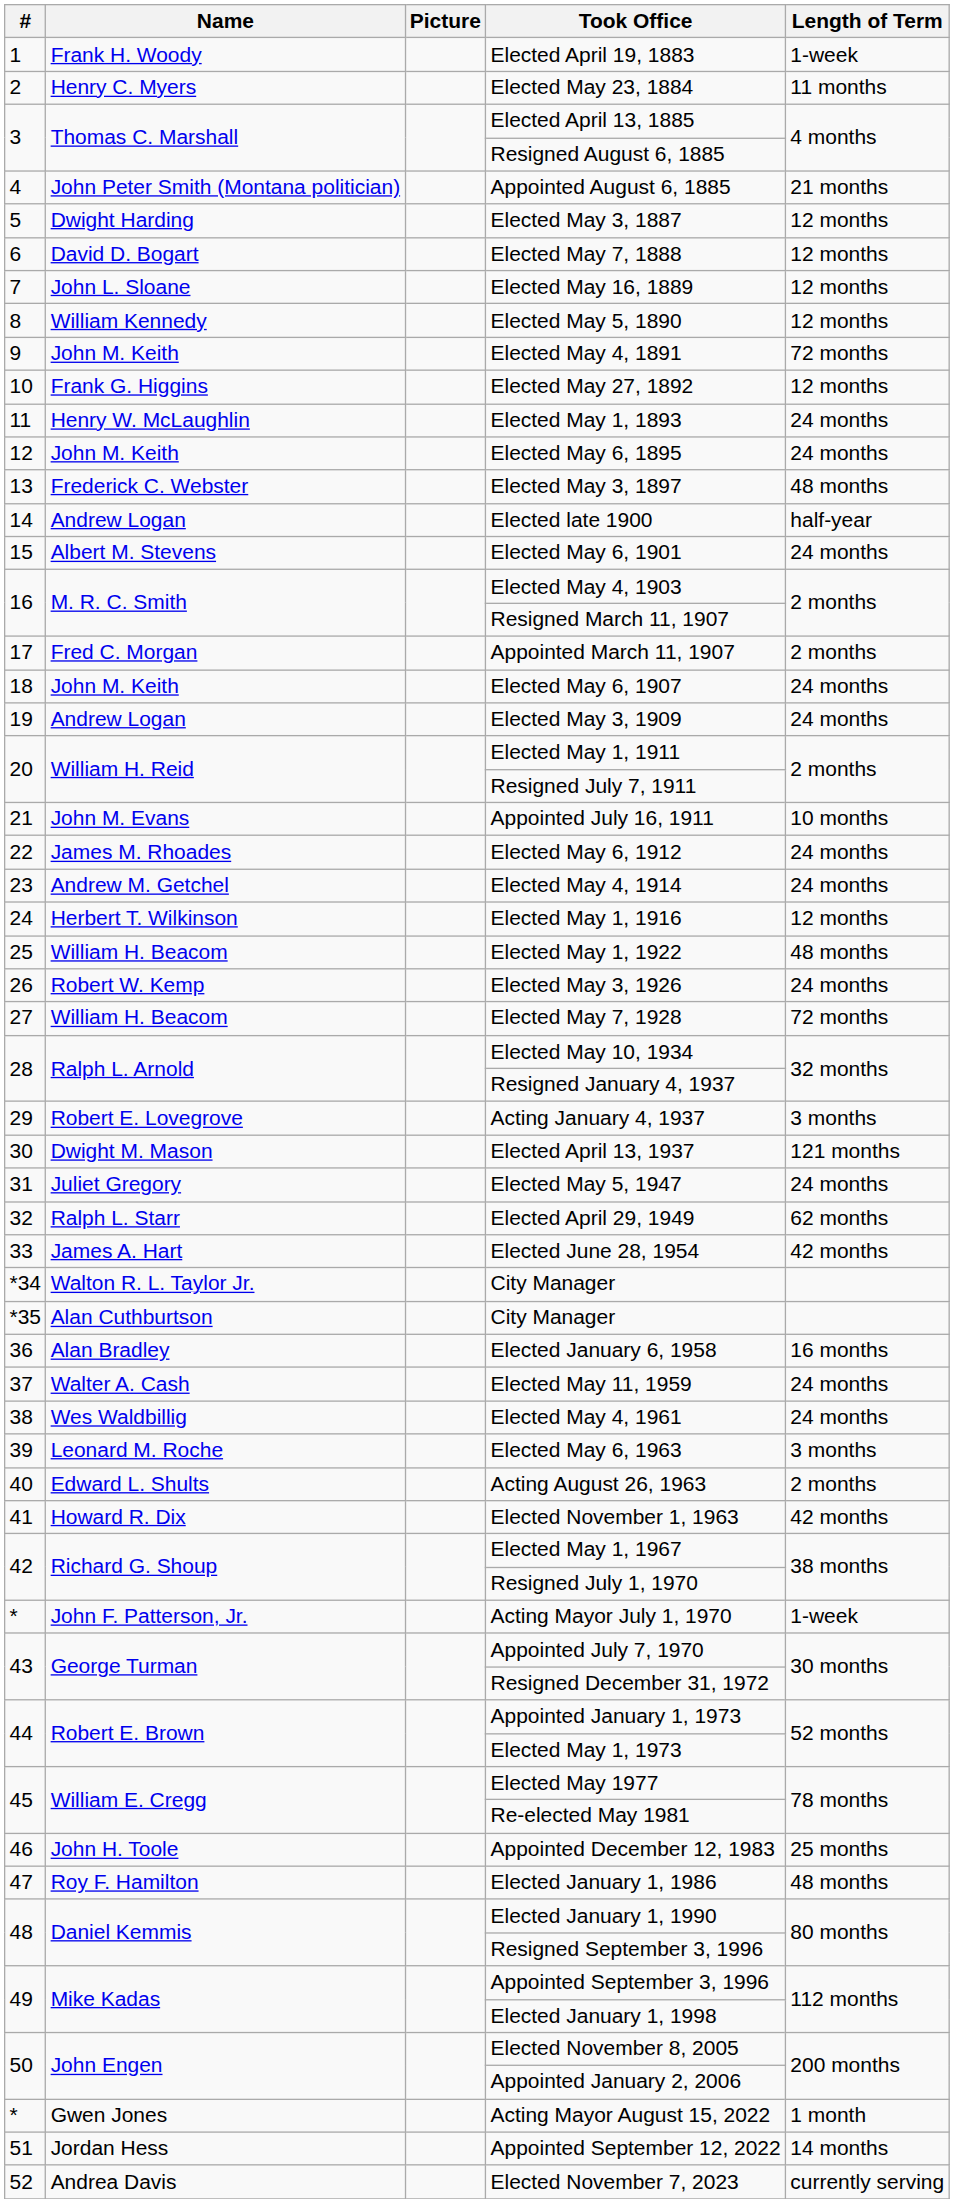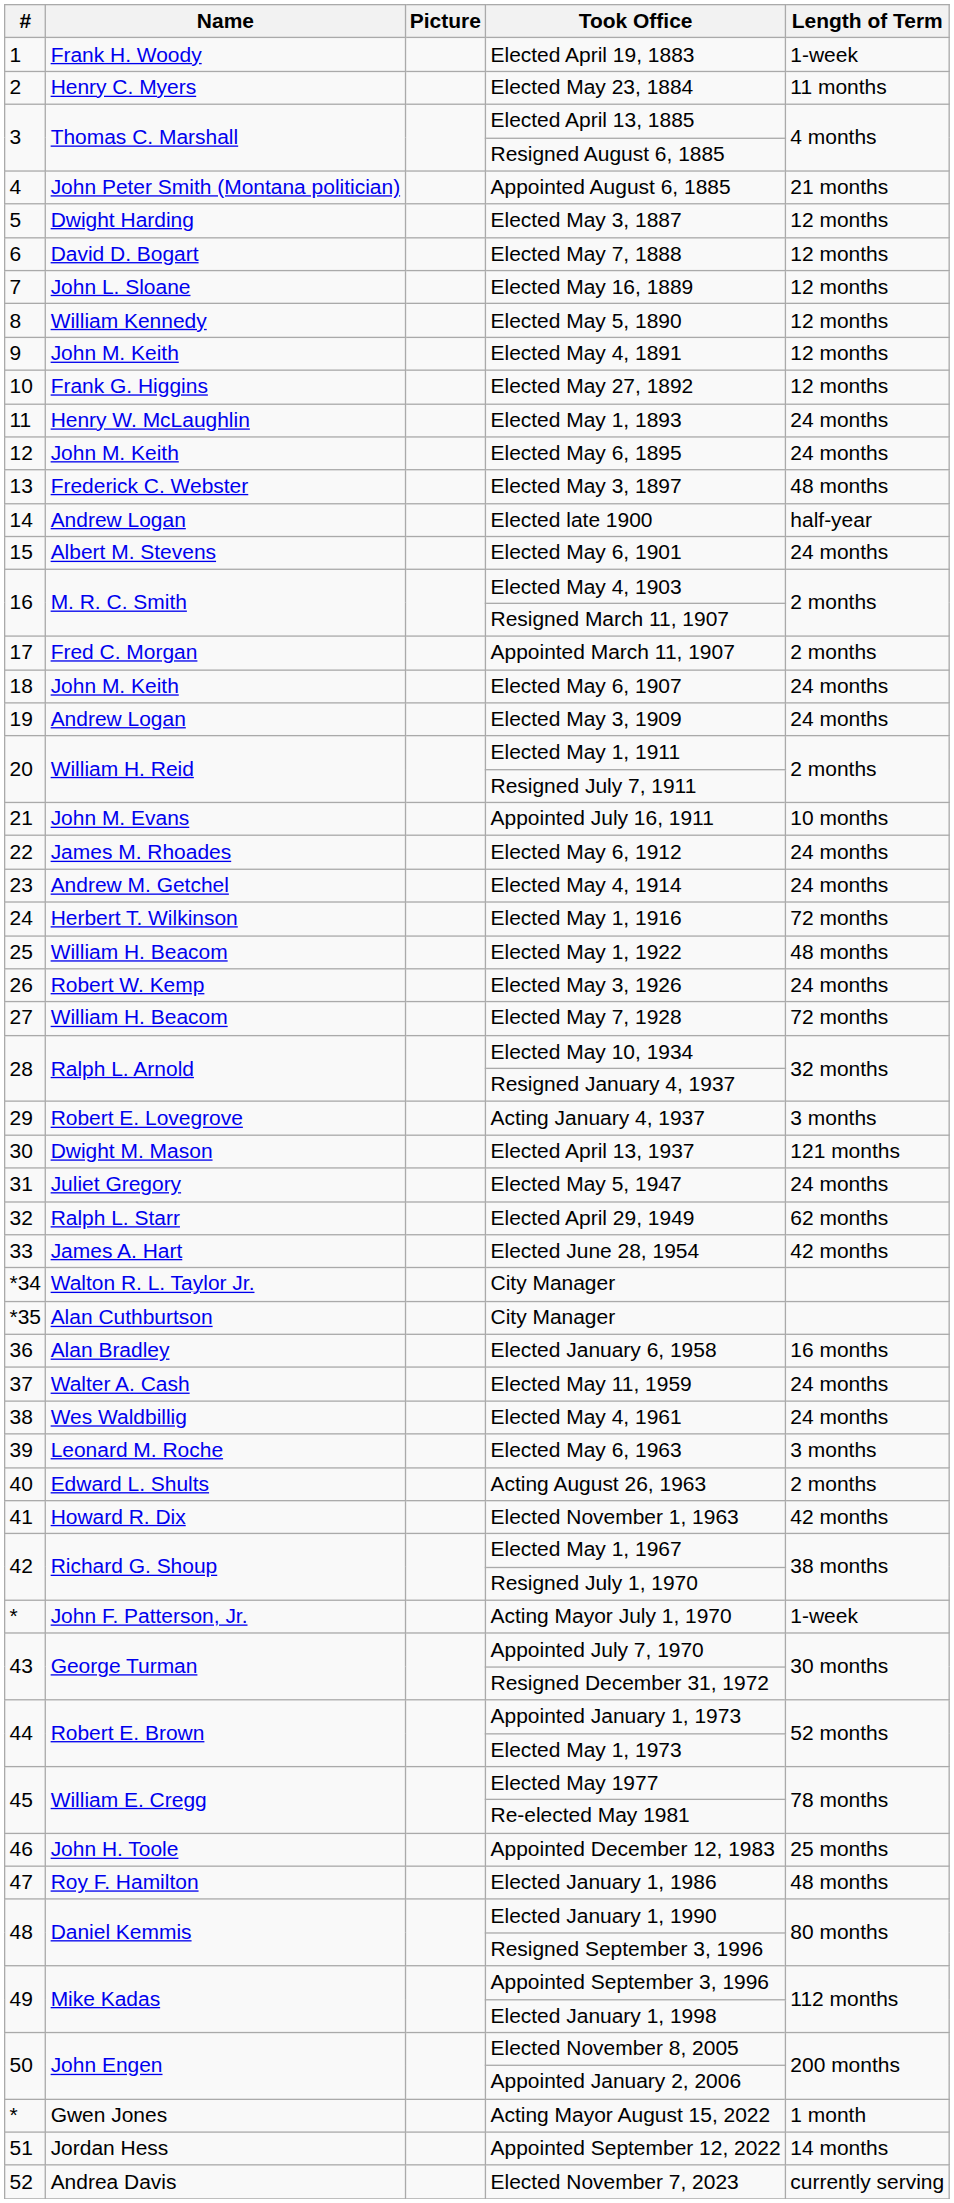(839, 353) 72 months -> (839, 353) 12 months
(839, 918) 12 months -> (839, 918) 72 months
